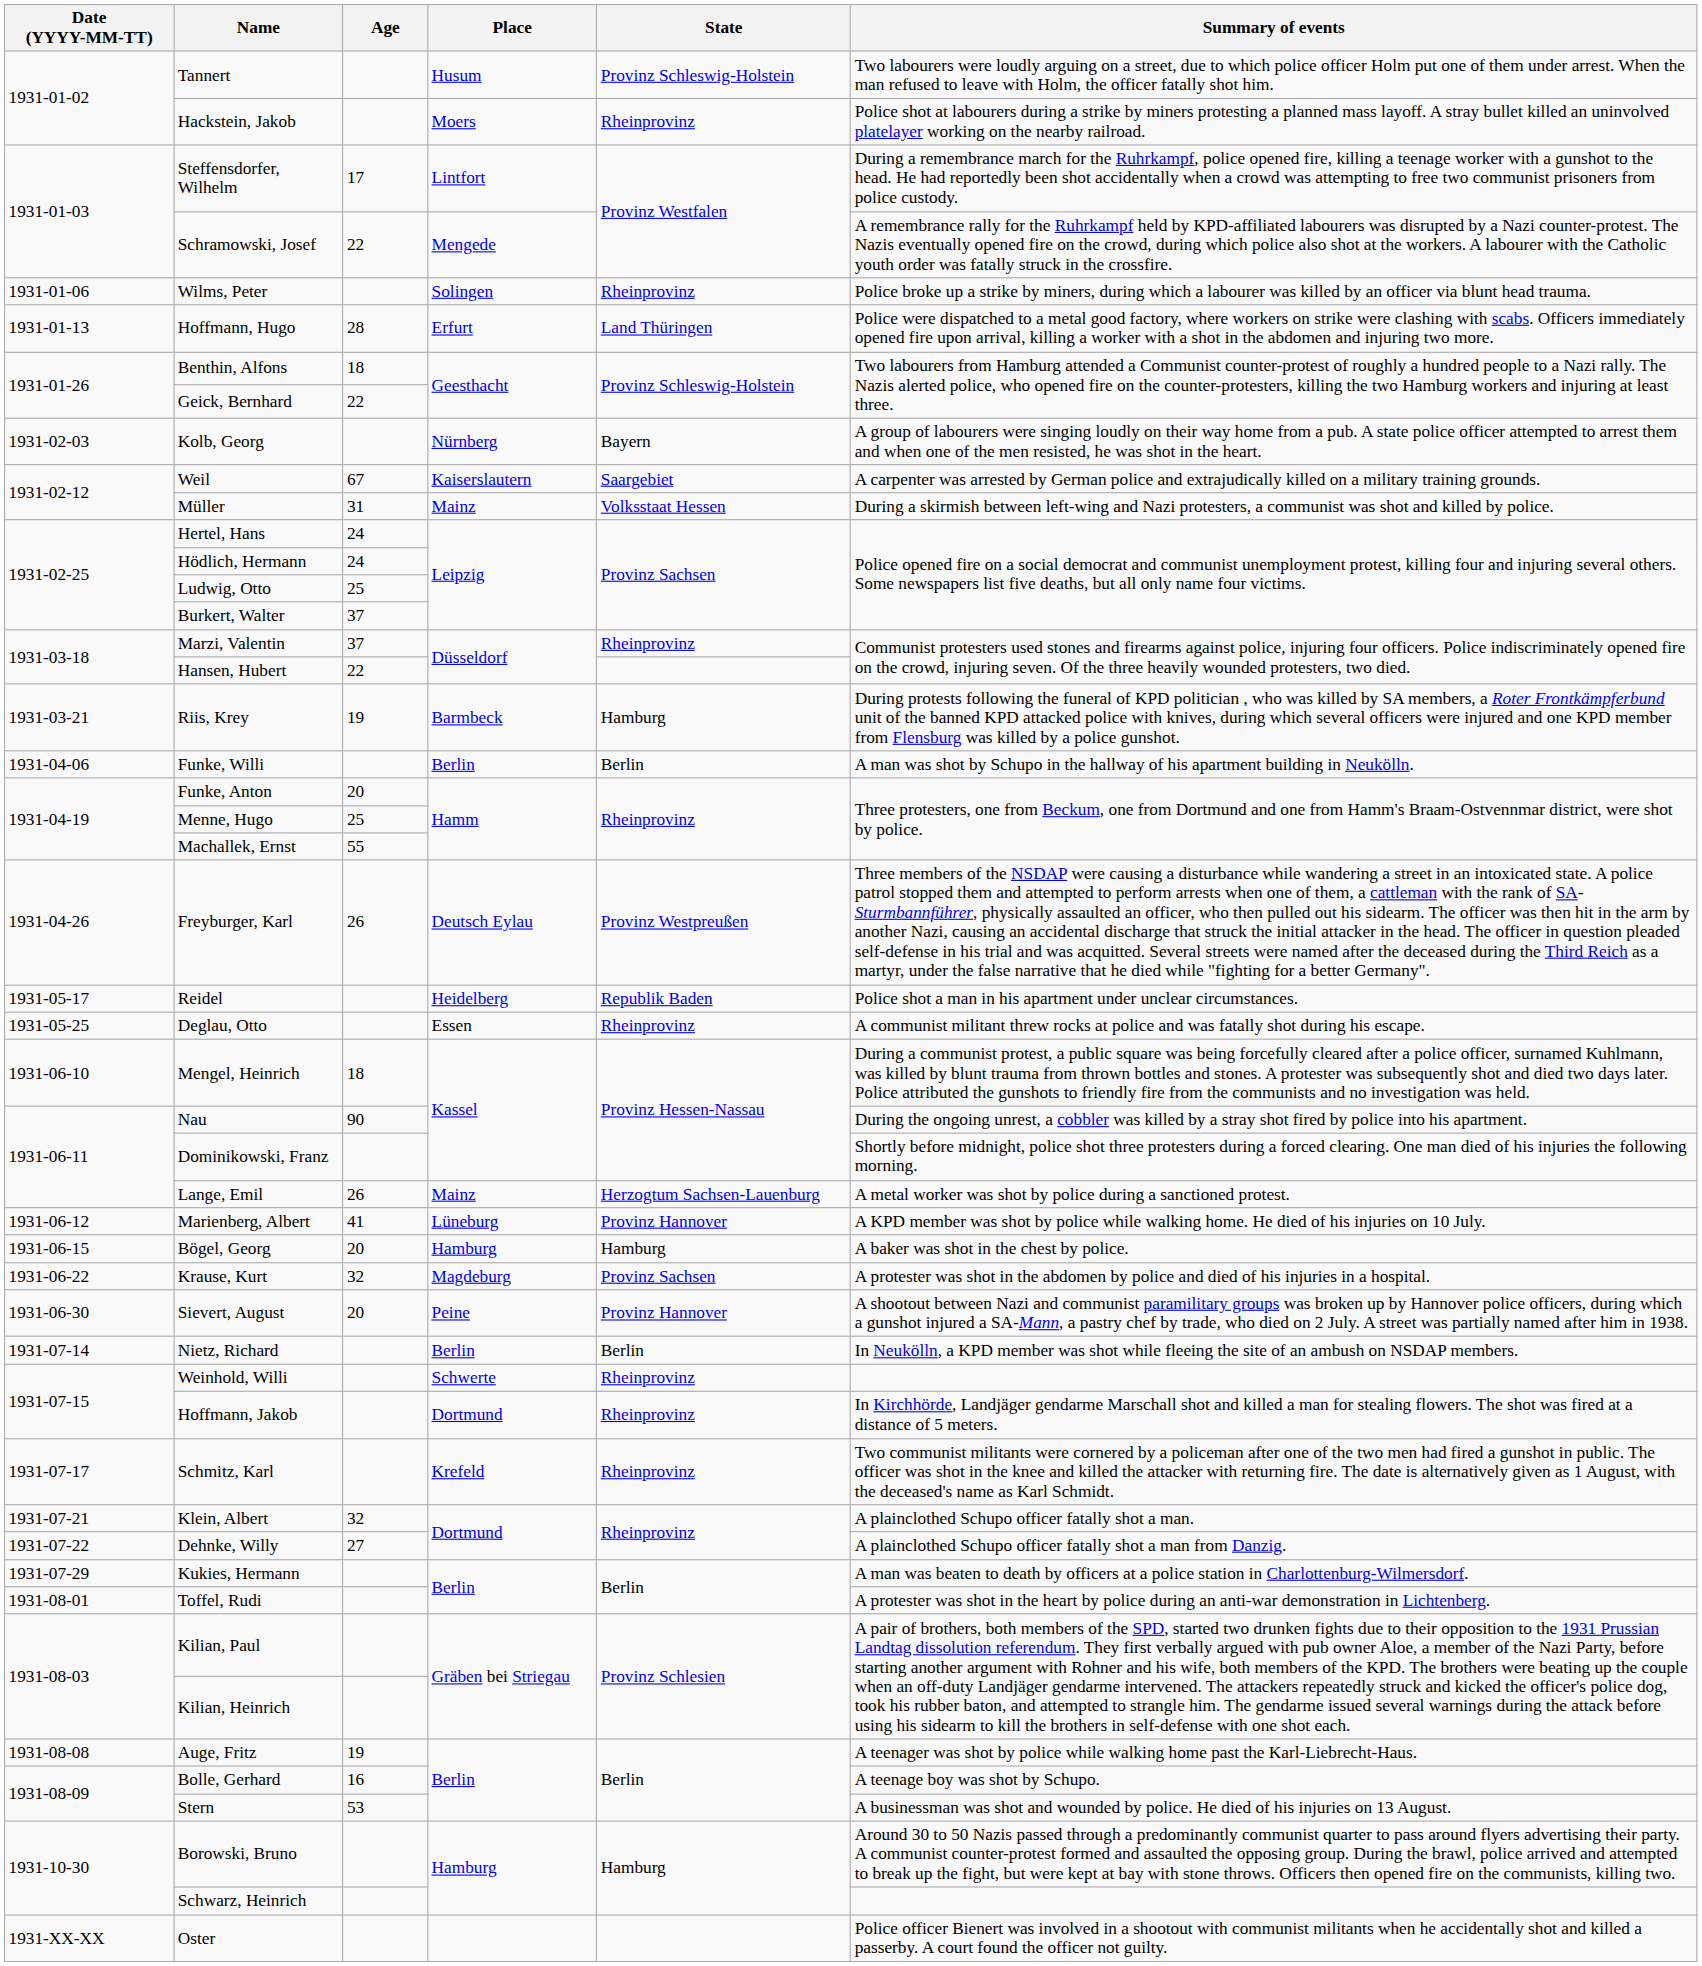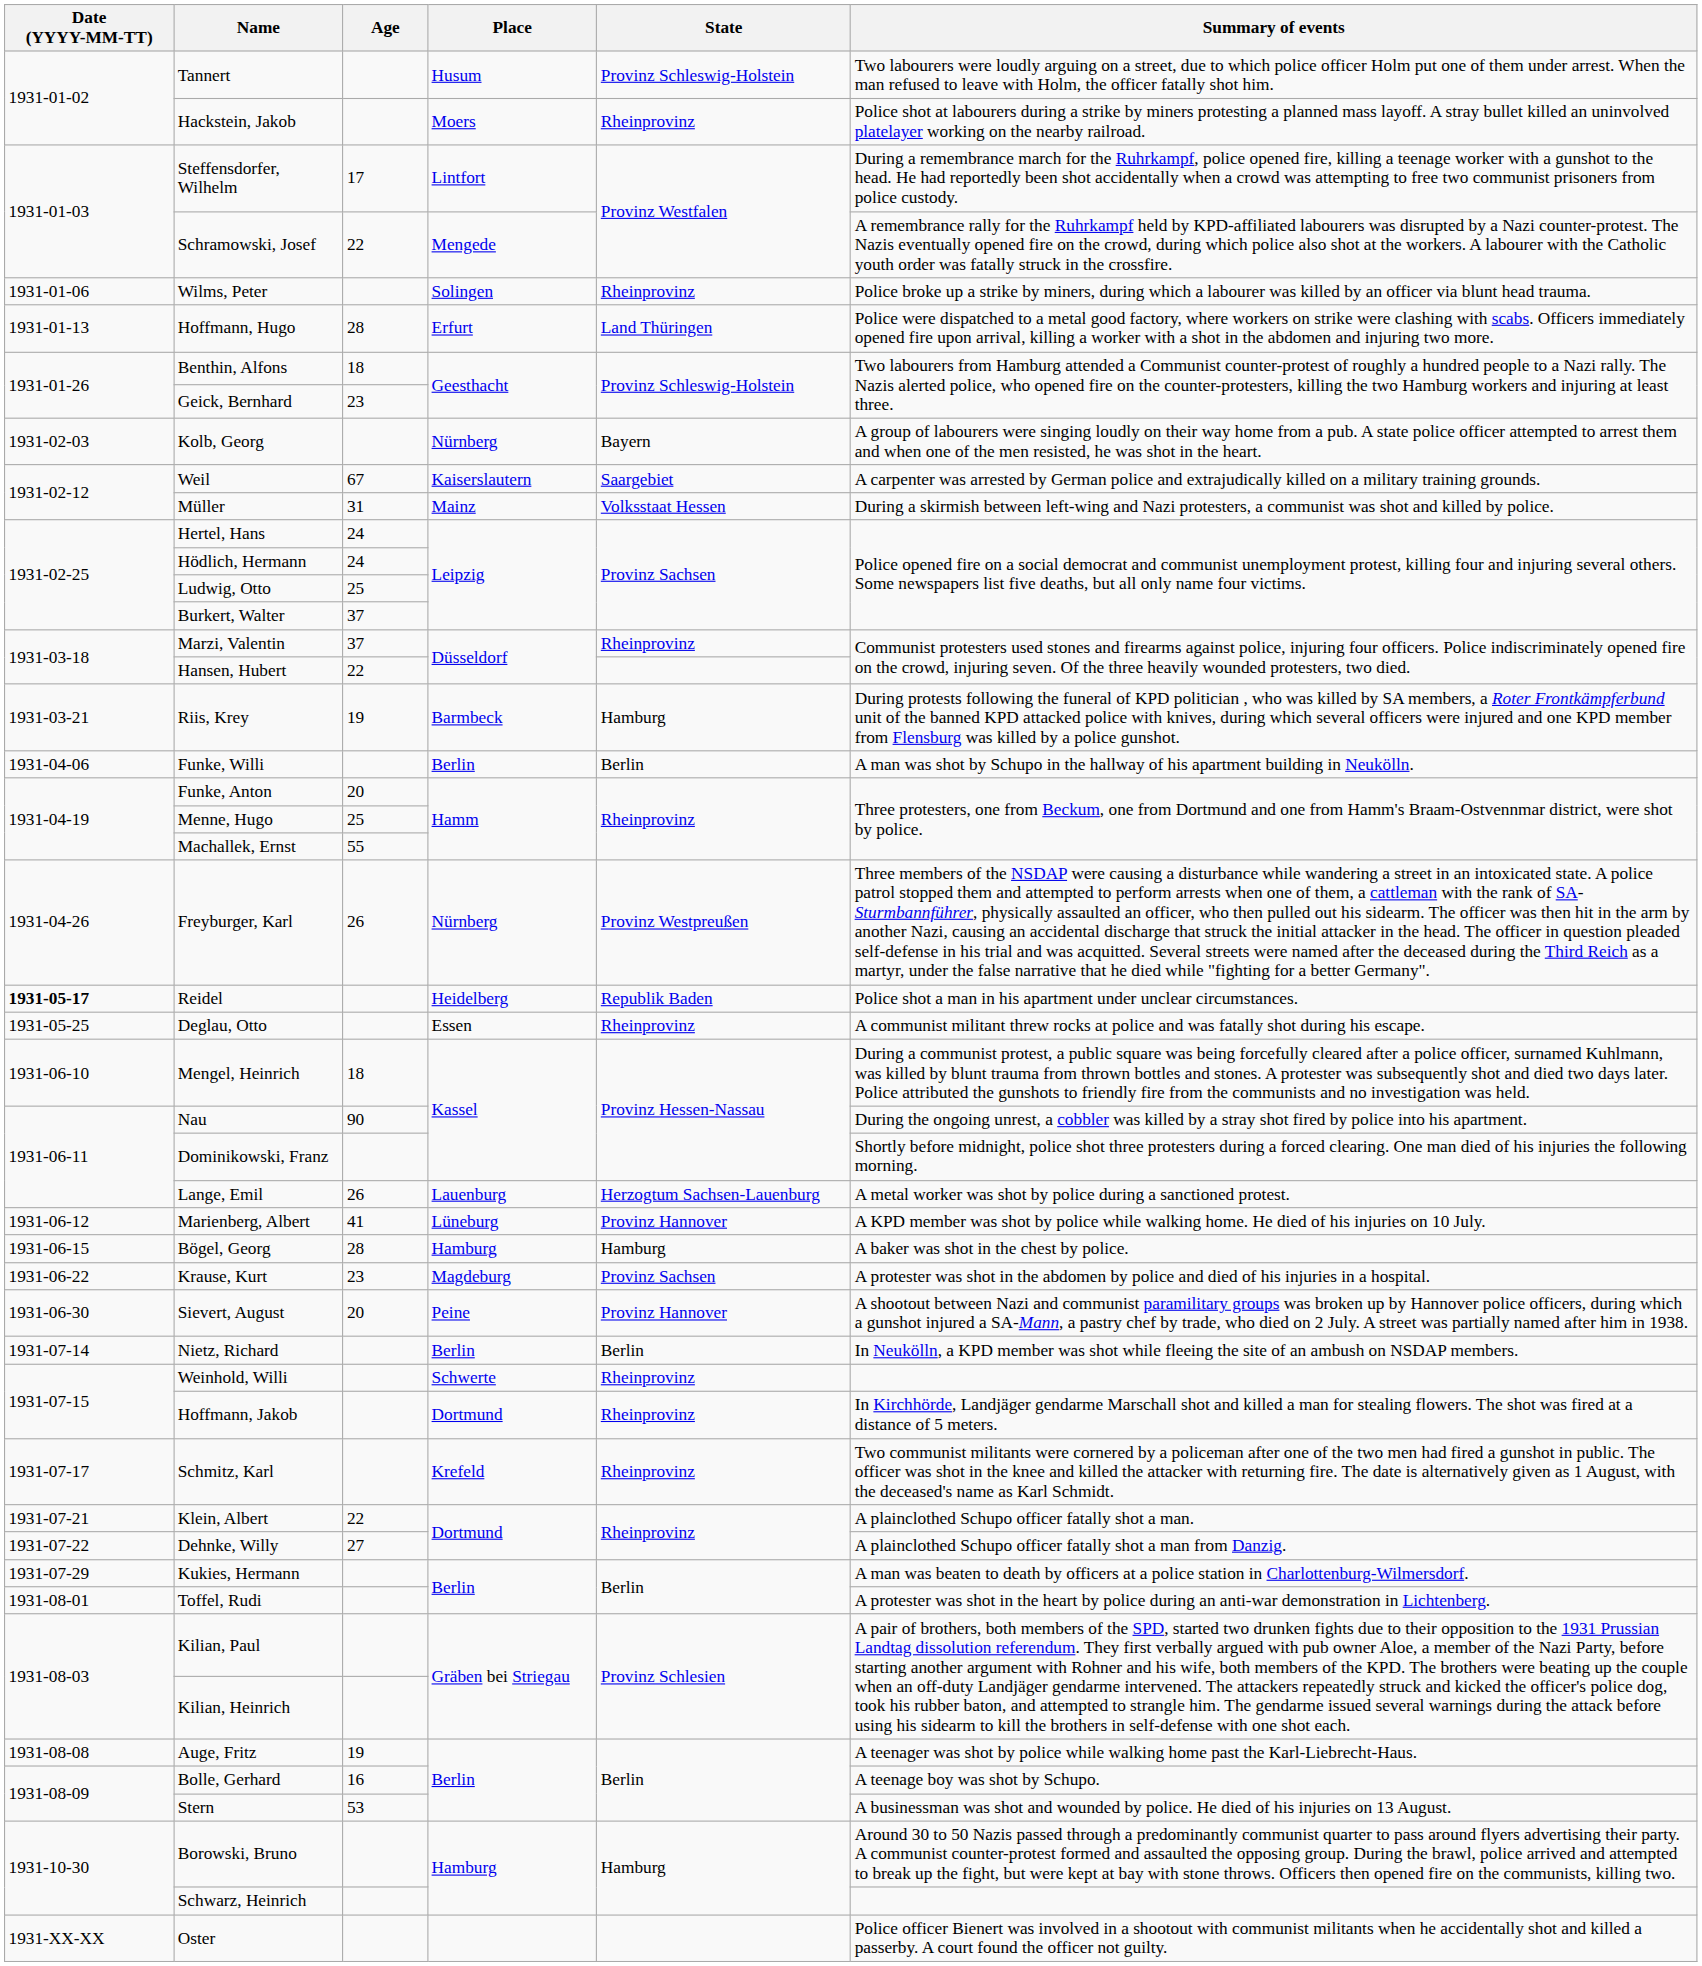(356, 401) 22 -> (356, 401) 23
(482, 922) Deutsch Eylau -> (465, 922) Nürnberg
(49, 998) normal -> (49, 998) bold
(454, 1193) Mainz -> (469, 1193) Lauenburg
(356, 1248) 20 -> (356, 1248) 28
(356, 1275) 32 -> (356, 1275) 23
(356, 1518) 32 -> (356, 1518) 22
